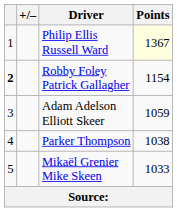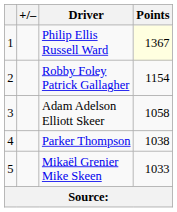(10, 78) bold -> (10, 78) normal
(157, 113) 1059 -> (157, 113) 1058
